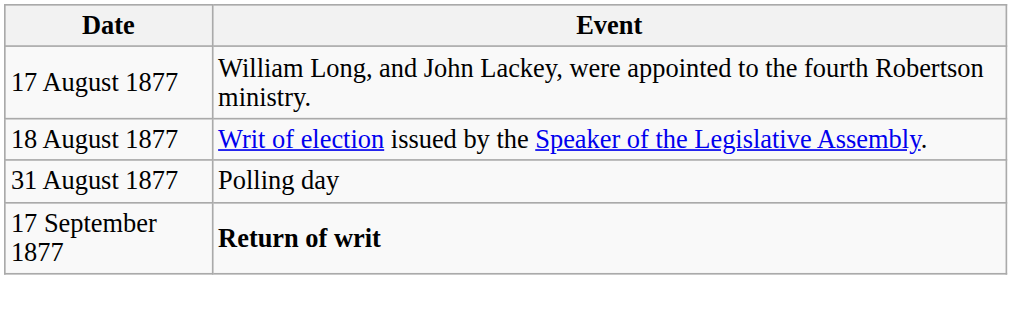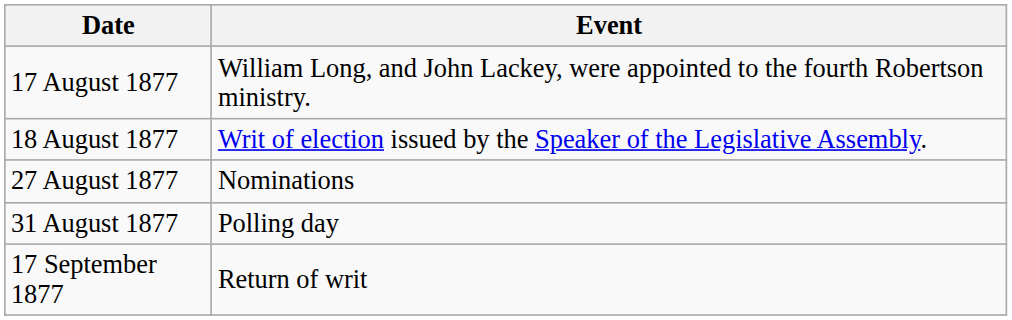+ row: (95, 180)
(299, 237) bold -> (293, 279) normal
